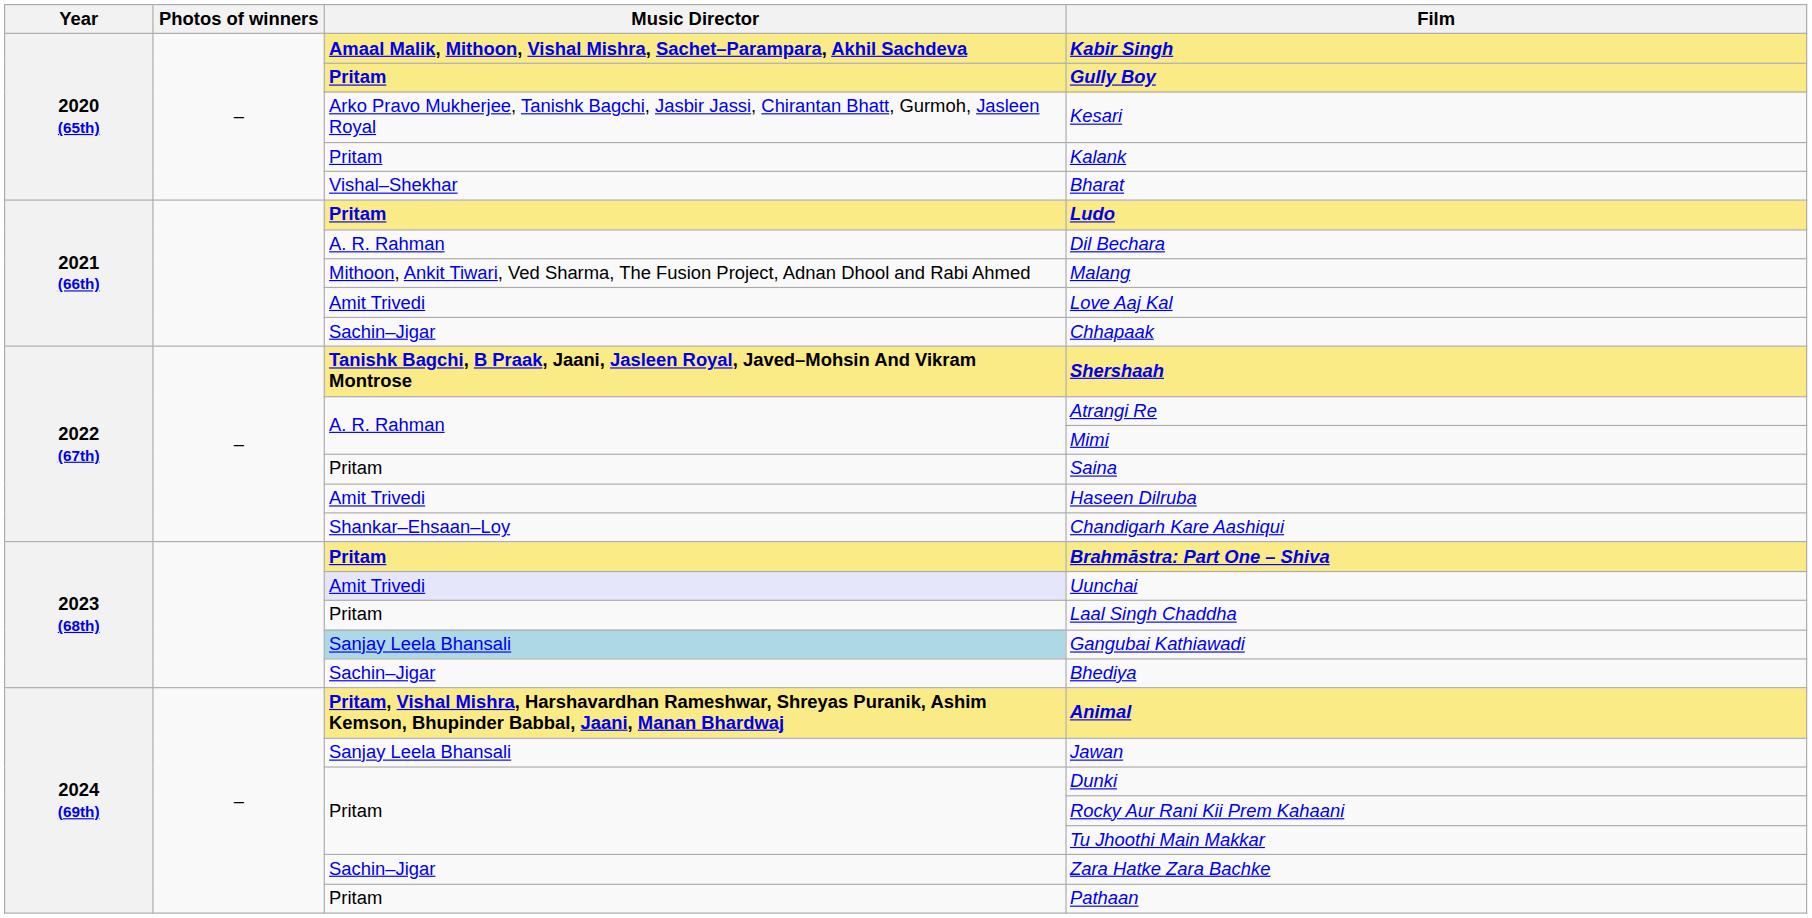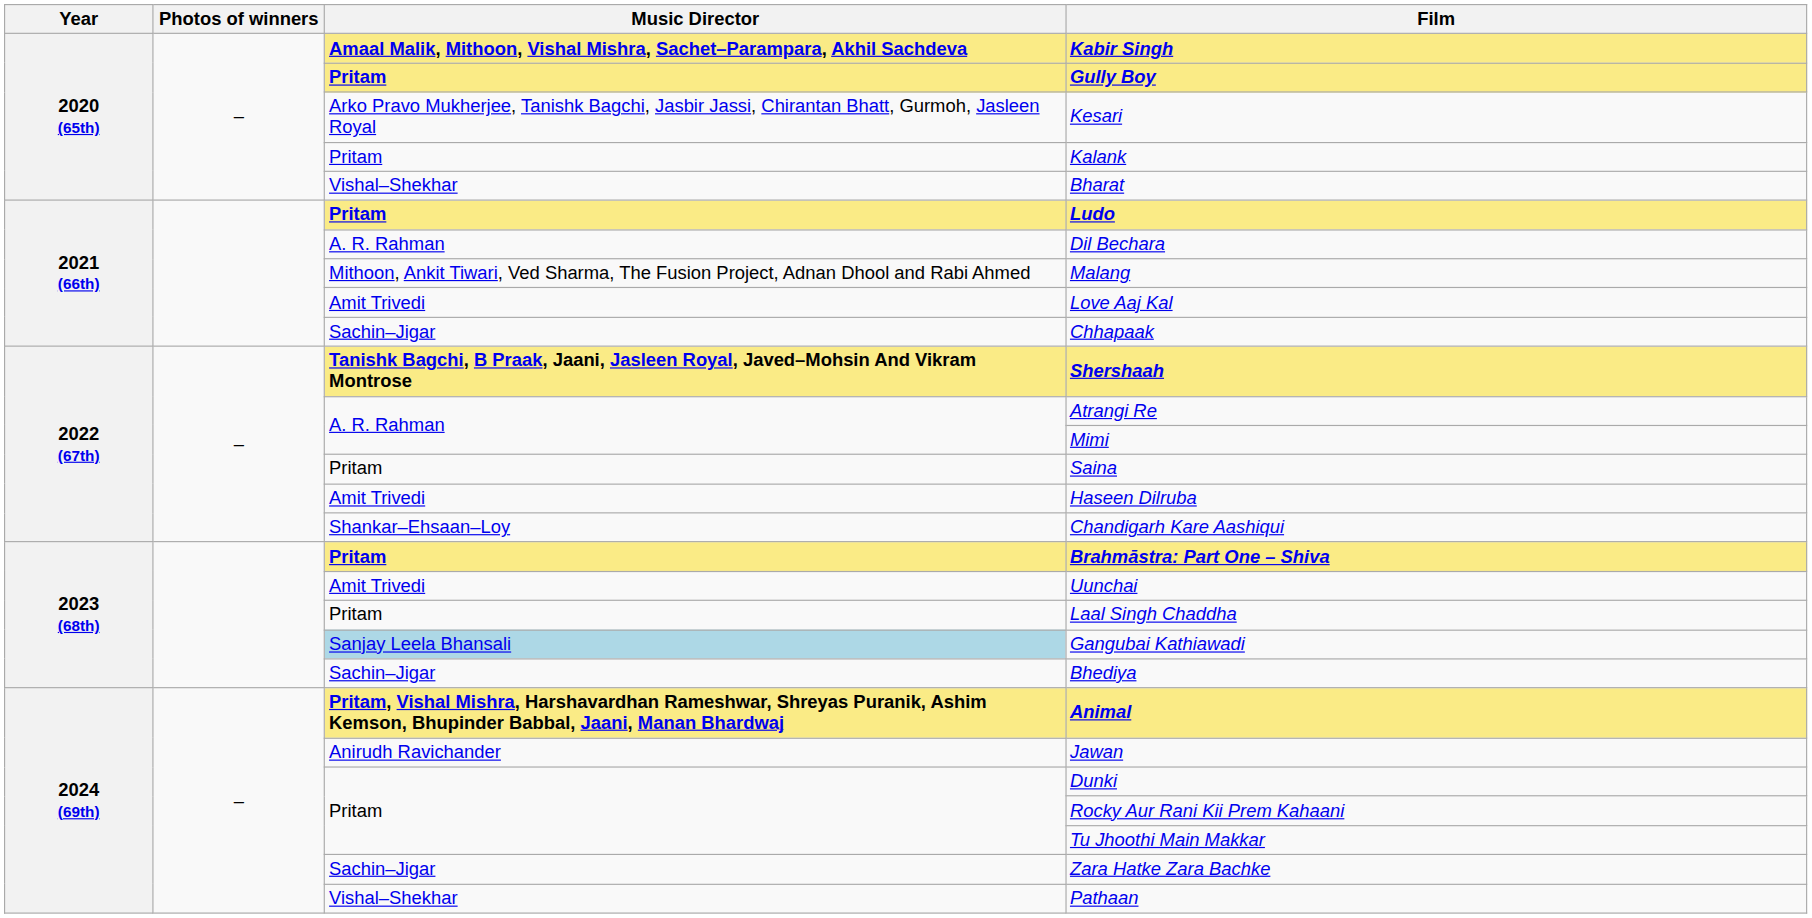(377, 585) lavender background -> (377, 585) no background
(420, 752) Sanjay Leela Bhansali -> (415, 752) Anirudh Ravichander
(356, 898) Pritam -> (393, 898) Vishal–Shekhar
